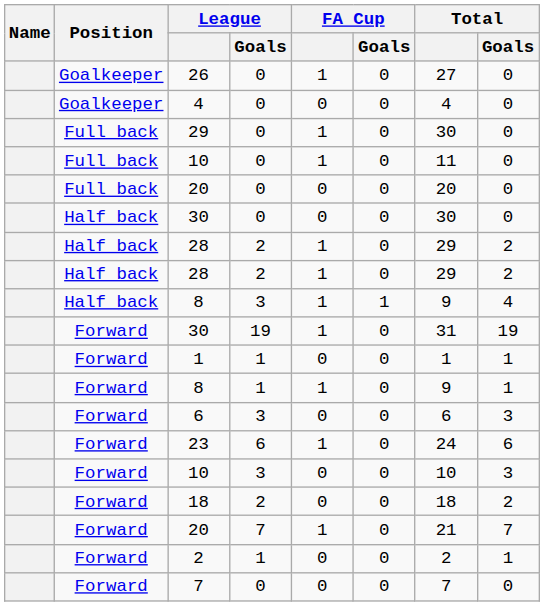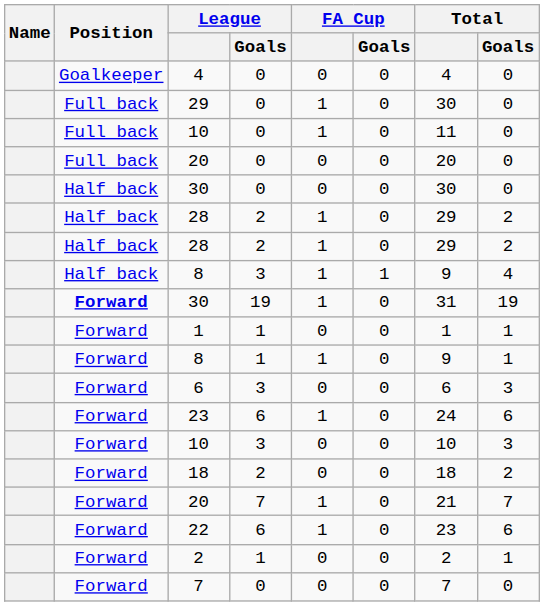- row: (199, 76)
(111, 331) normal -> (111, 303) bold
+ row: (199, 530)
